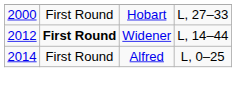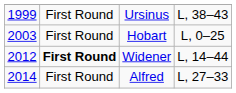+ row: (147, 14)
(22, 14) 2000 -> (22, 35) 2003
(203, 14) L, 27–33 -> (203, 35) L, 0–25
(203, 56) L, 0–25 -> (203, 77) L, 27–33
